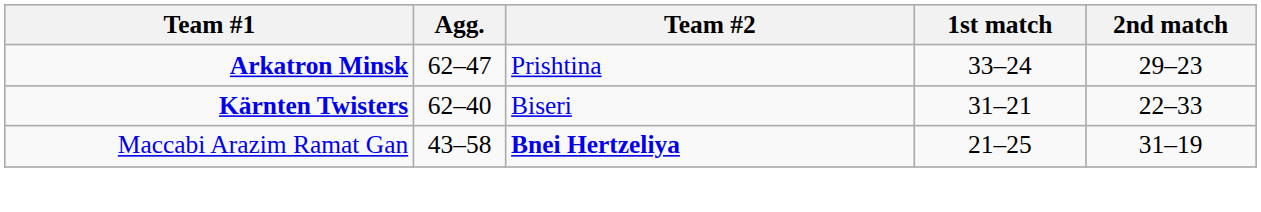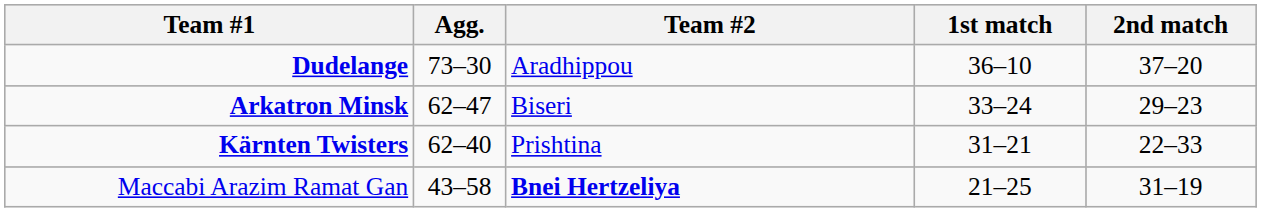+ row: (350, 65)
(556, 65) Prishtina -> (541, 105) Biseri
(541, 105) Biseri -> (556, 145) Prishtina
